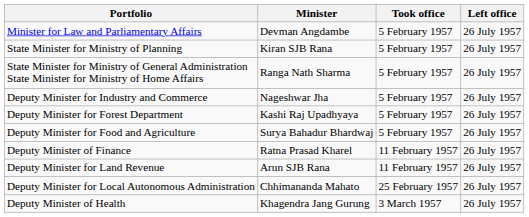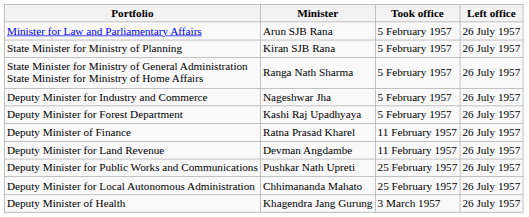(305, 31) Devman Angdambe -> (298, 31) Arun SJB Rana
- row: (101, 132)
(295, 168) Arun SJB Rana -> (308, 150) Devman Angdambe
+ row: (132, 168)
